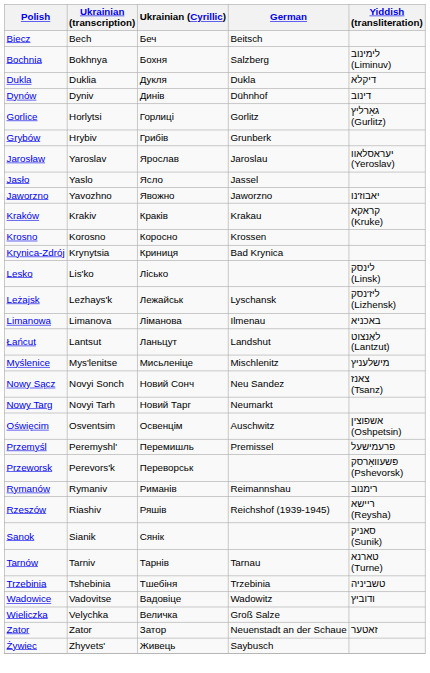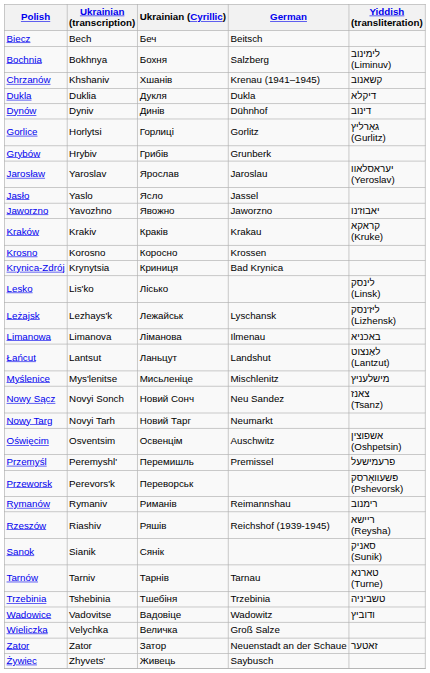+ row: (29, 80)
